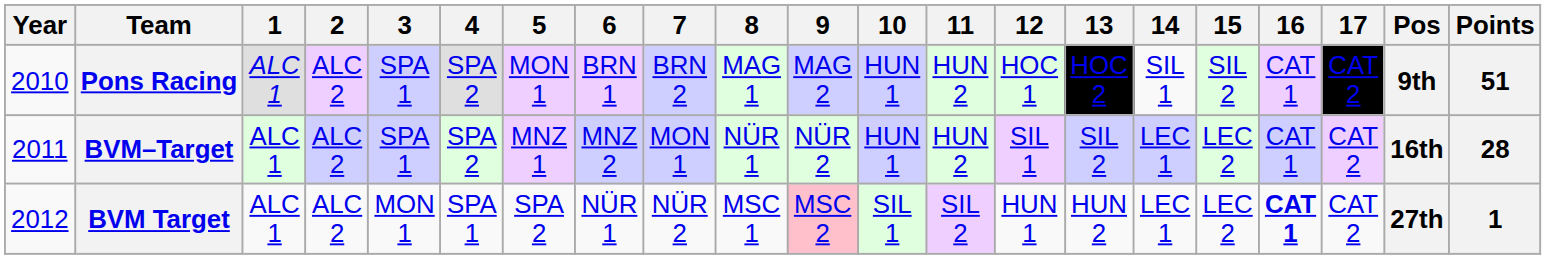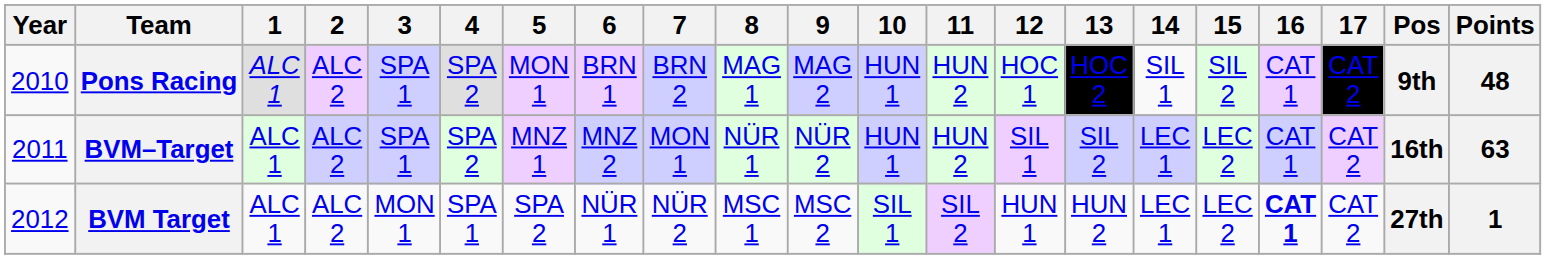(1495, 80) 51 -> (1495, 80) 48
(1495, 149) 28 -> (1495, 149) 63
(823, 218) pink background -> (823, 218) no background
